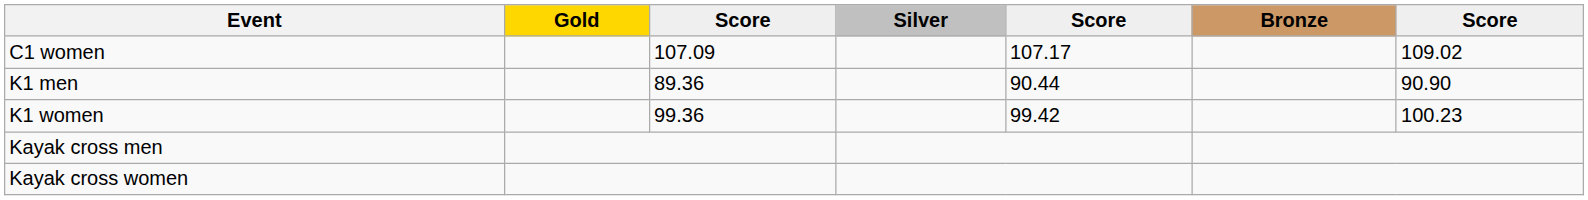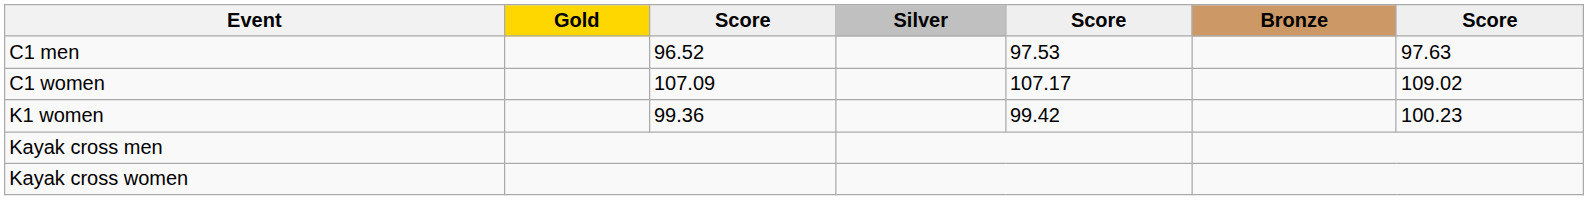+ row: (44, 52)
- row: (44, 83)
